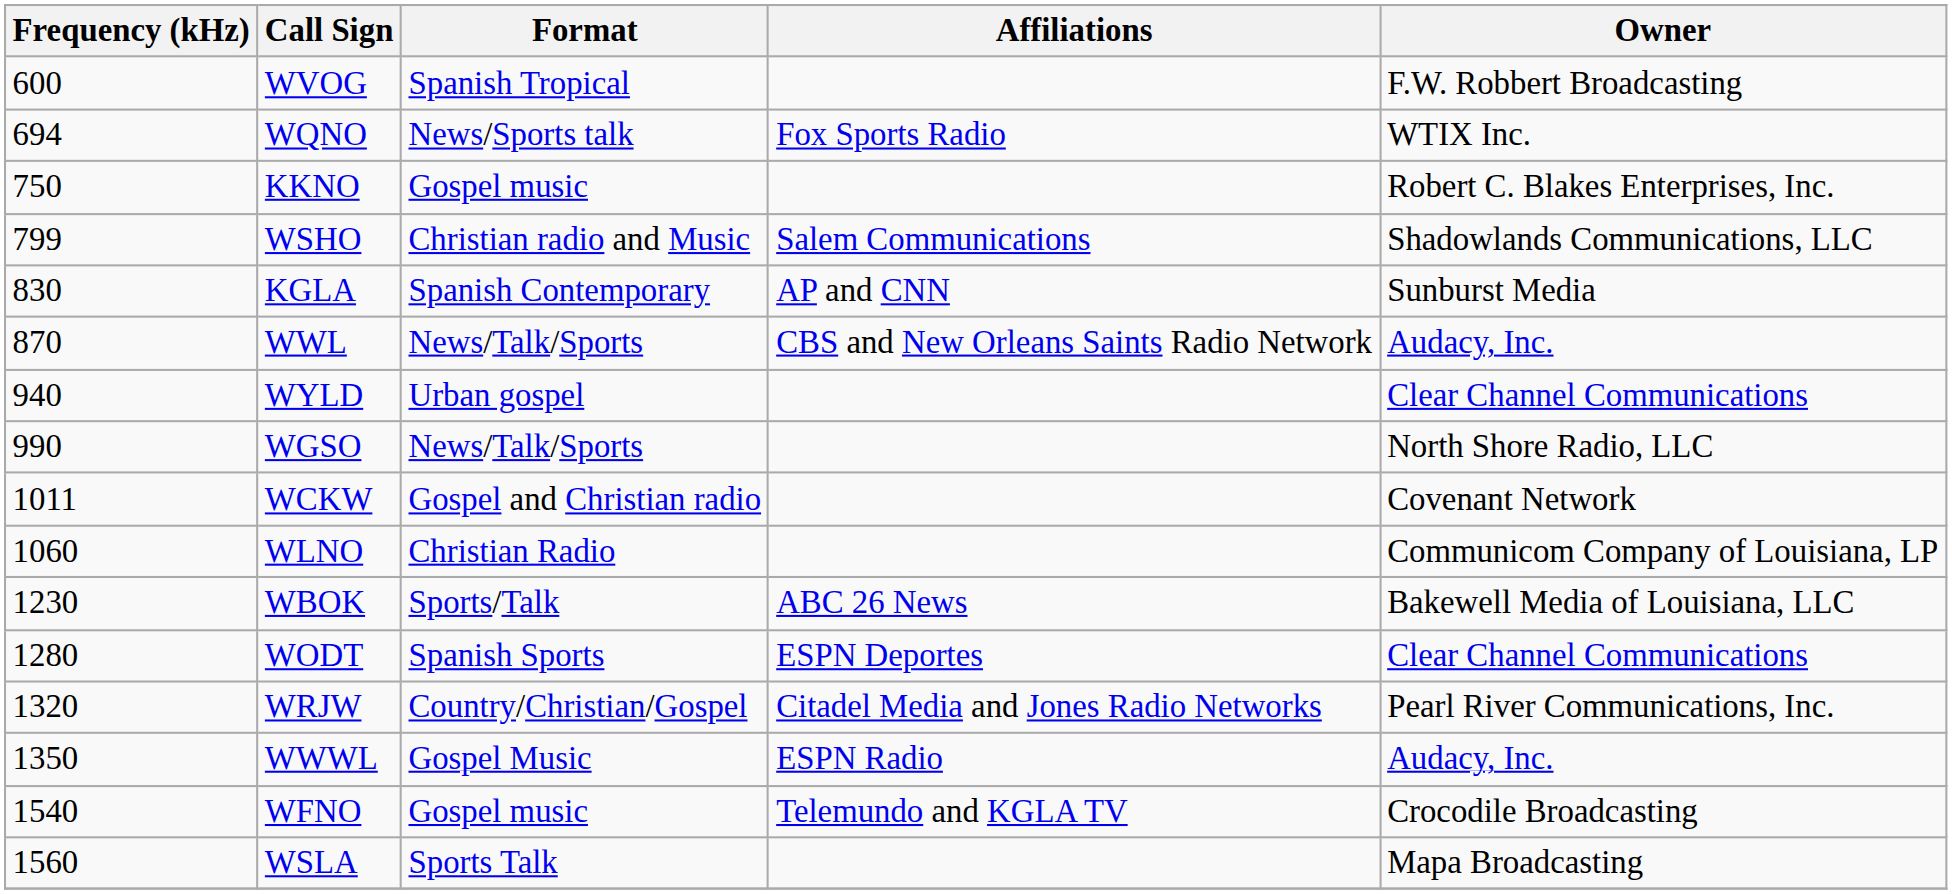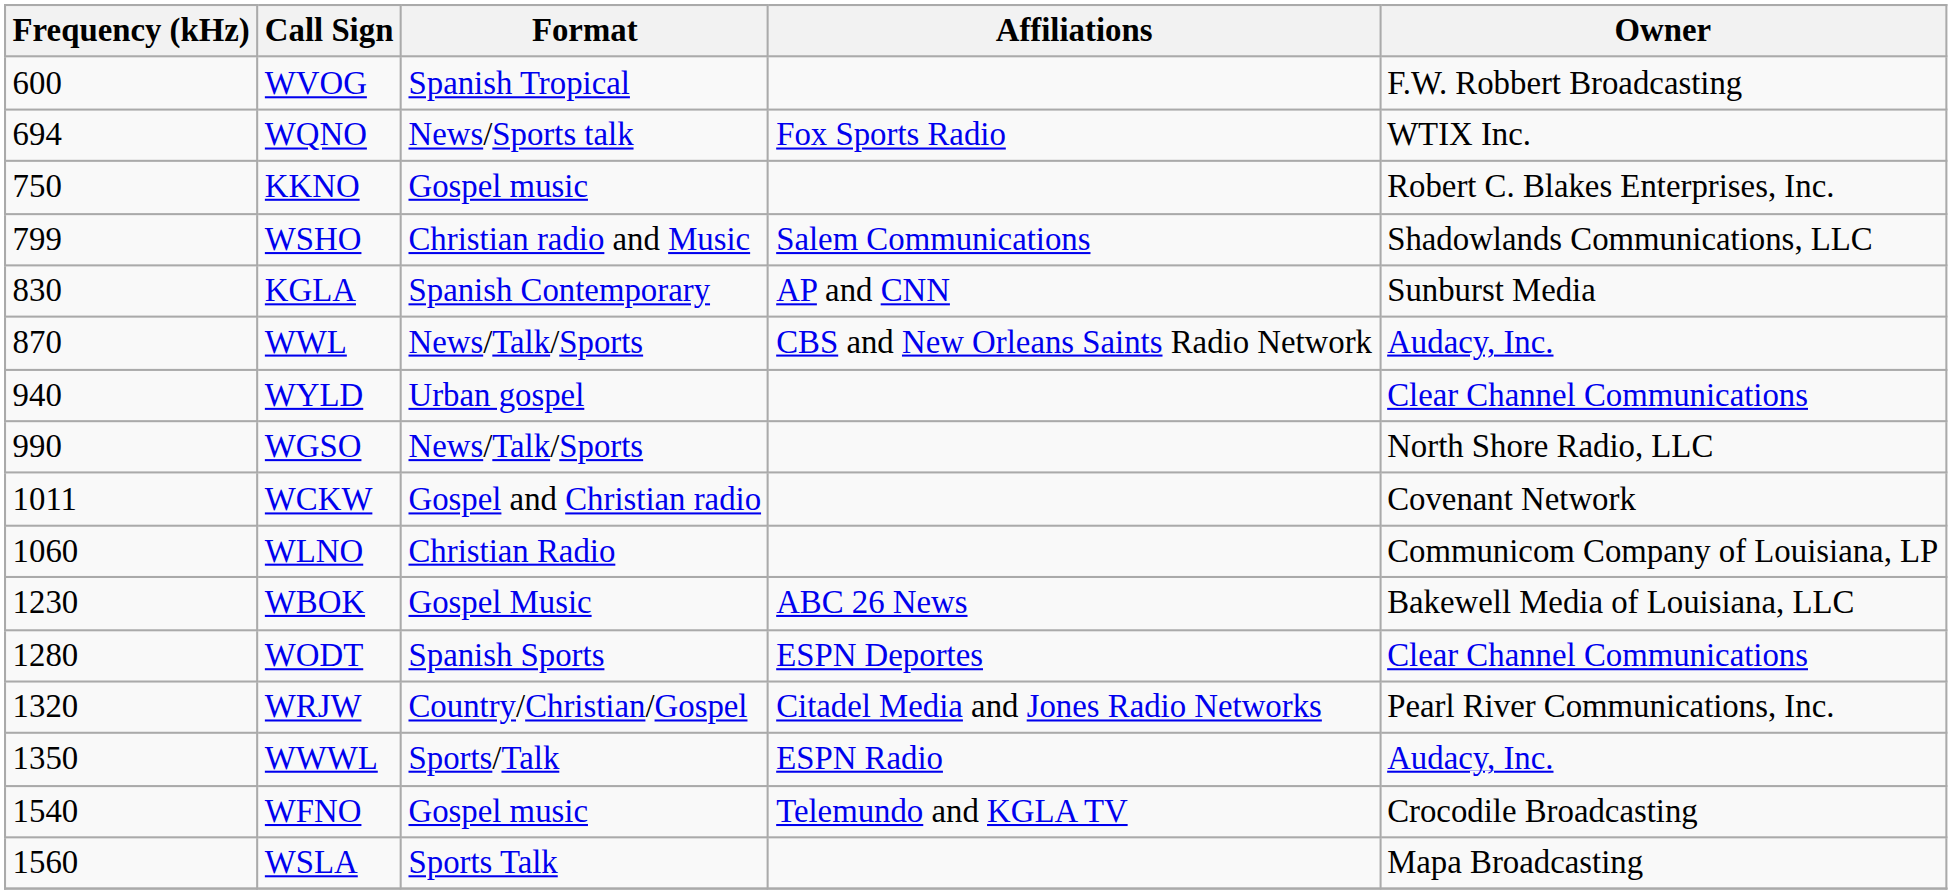(484, 602) Sports/Talk -> (500, 602) Gospel Music
(500, 758) Gospel Music -> (484, 758) Sports/Talk
